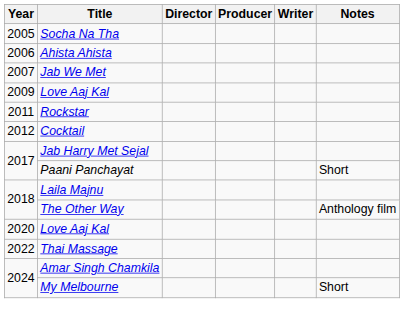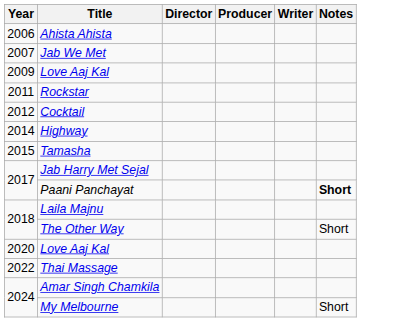- row: (21, 33)
+ row: (21, 131)
+ row: (21, 151)
(334, 170) normal -> (335, 190) bold
(358, 209) Anthology film -> (334, 229) Short
